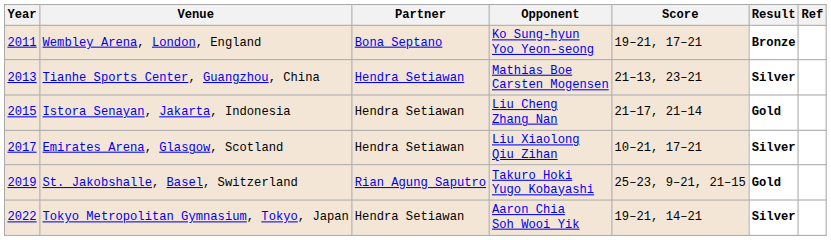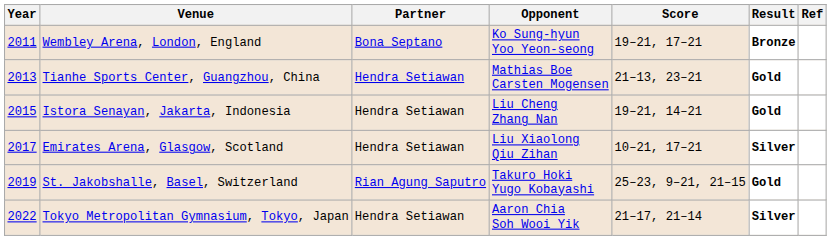(774, 77) Silver -> (766, 77) Gold
(658, 112) 21–17, 21–14 -> (658, 112) 19–21, 14–21
(658, 217) 19–21, 14–21 -> (658, 217) 21–17, 21–14
